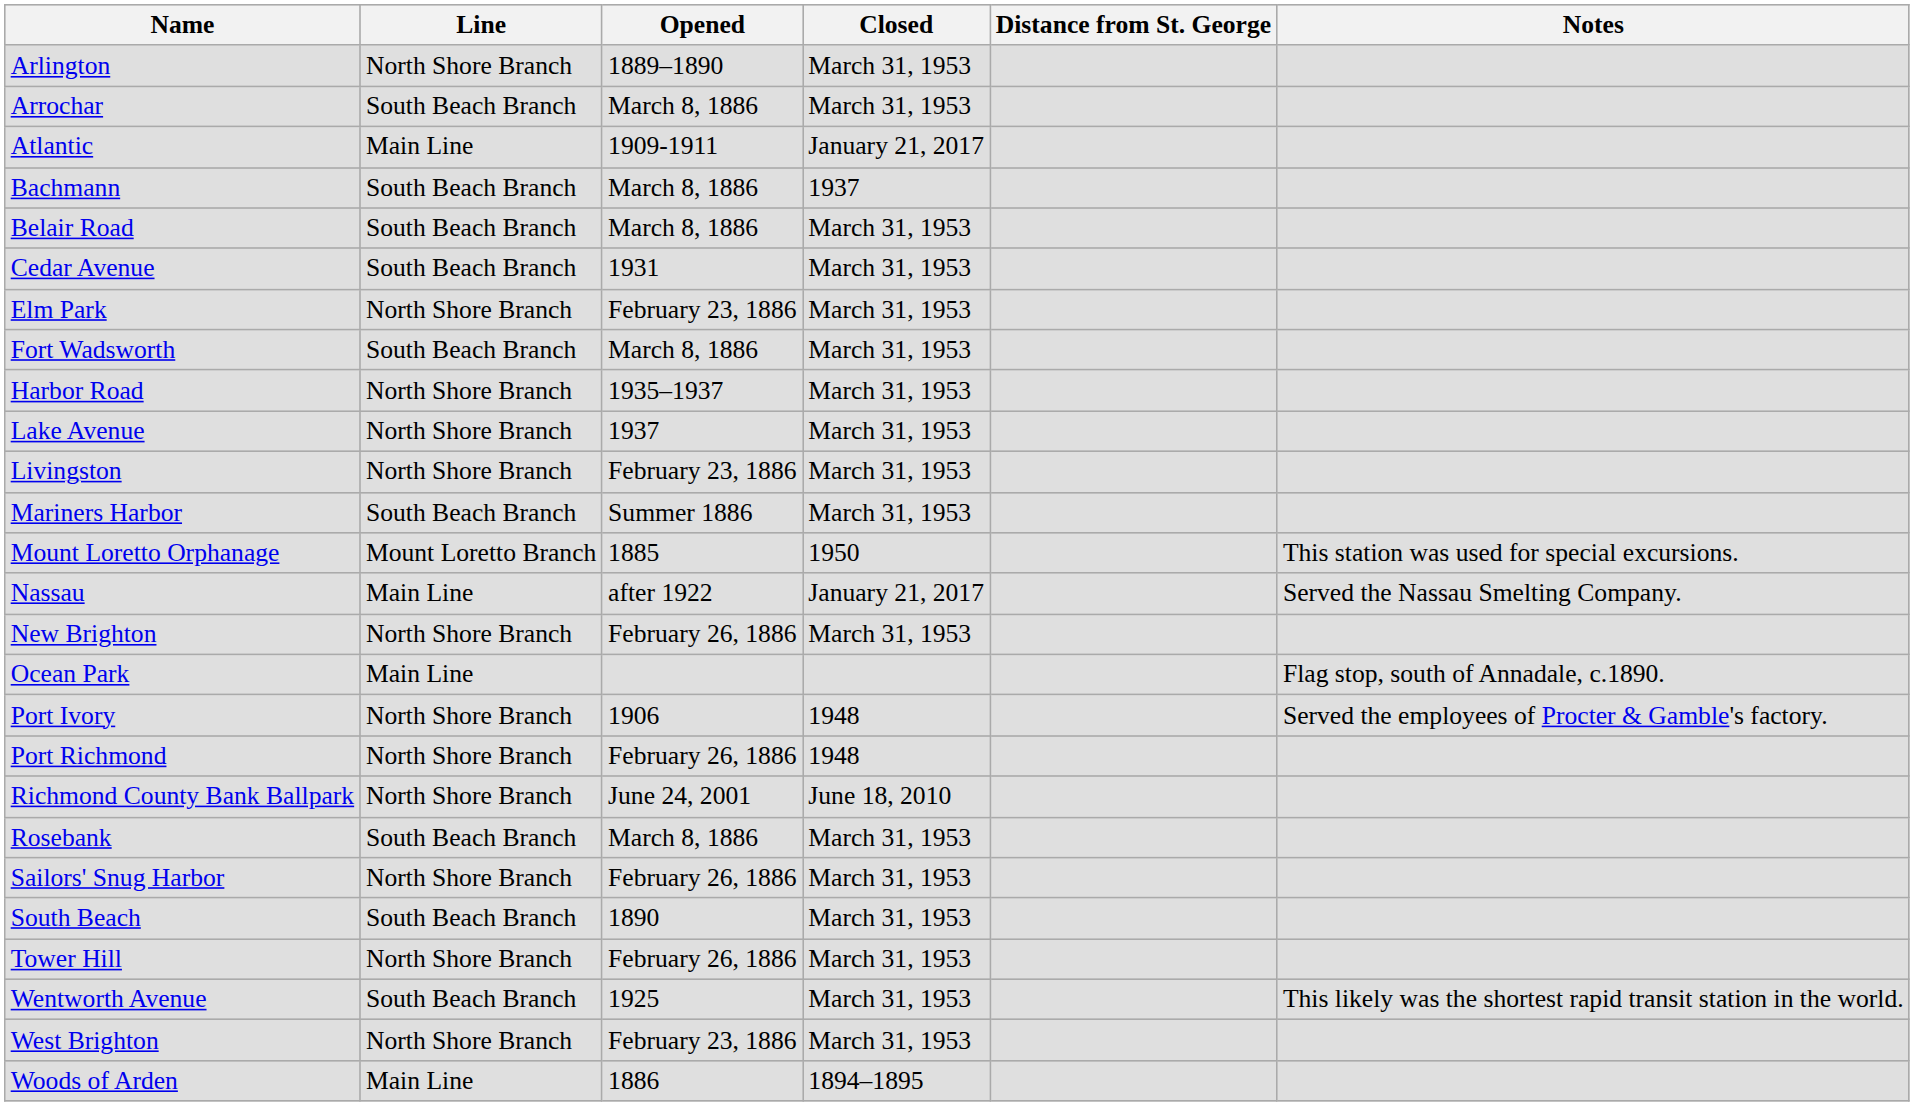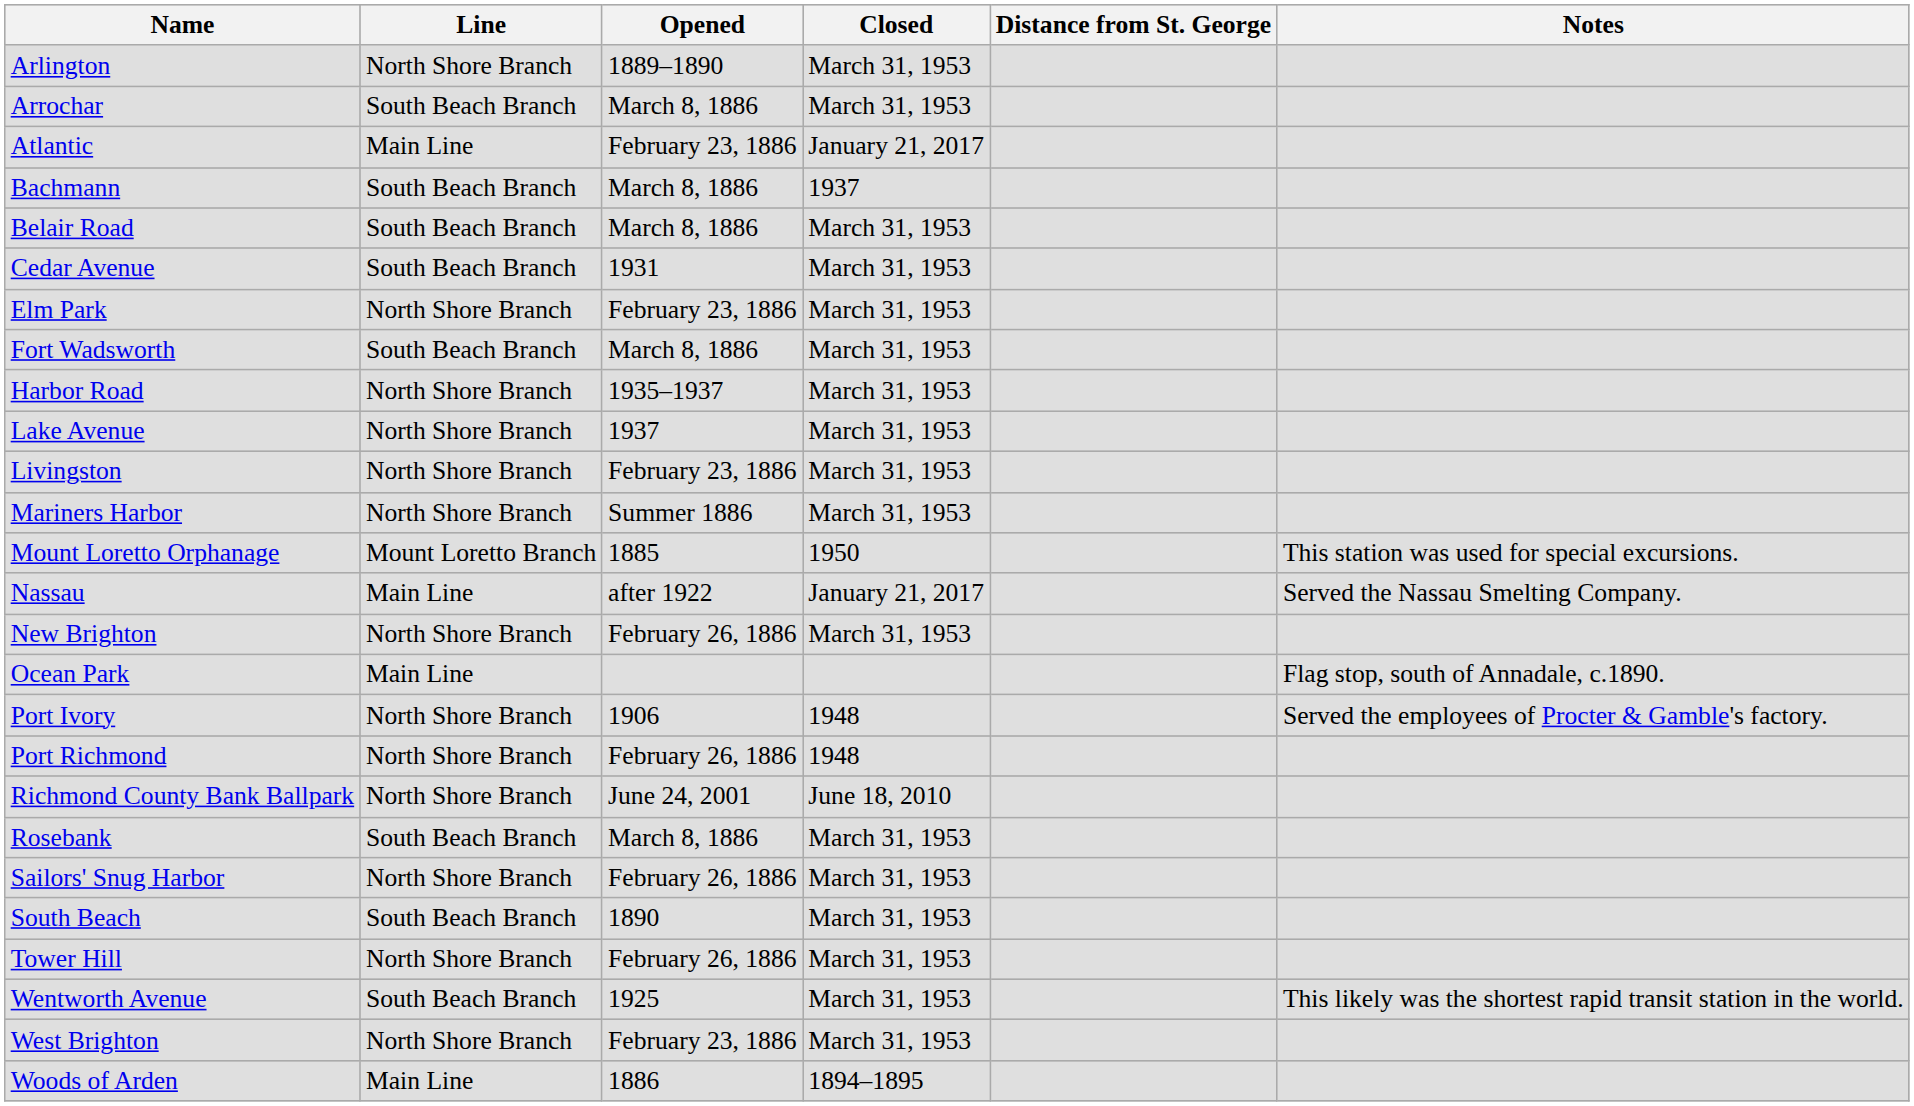(663, 146) 1909-1911 -> (702, 146) February 23, 1886
(471, 512) South Beach Branch -> (469, 512) North Shore Branch
